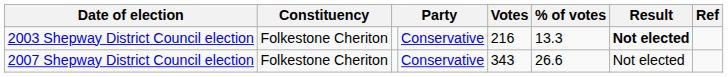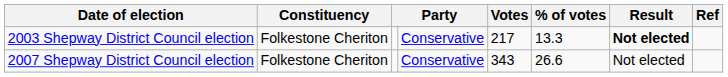(503, 38) 216 -> (503, 38) 217
